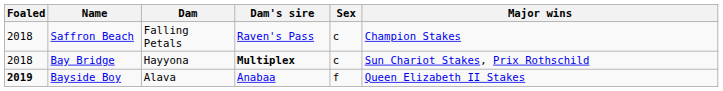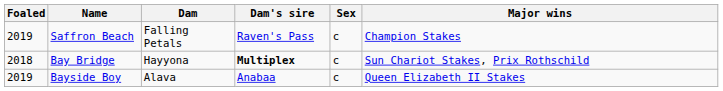(20, 37) 2018 -> (20, 37) 2019
(20, 78) bold -> (20, 78) normal
(336, 78) f -> (336, 78) c
